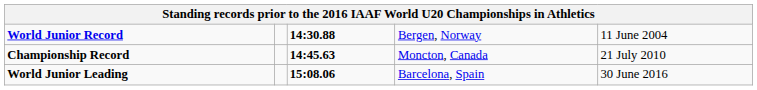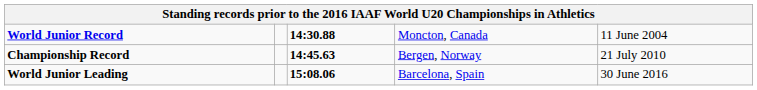(440, 34) Bergen, Norway -> (443, 34) Moncton, Canada
(443, 54) Moncton, Canada -> (440, 54) Bergen, Norway
